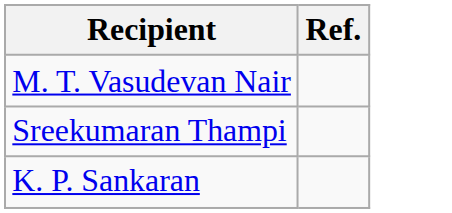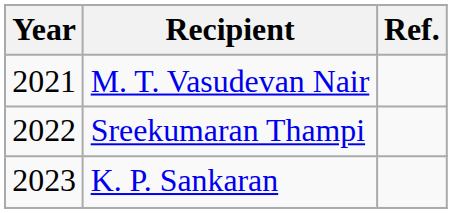+ column: (44, 29)
